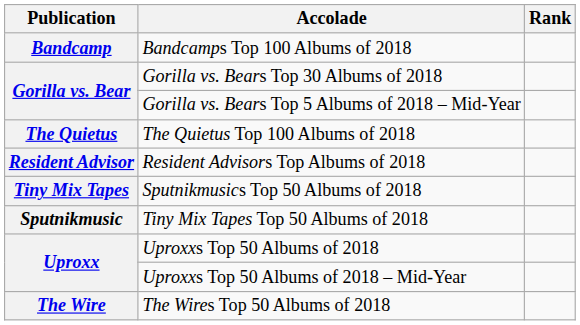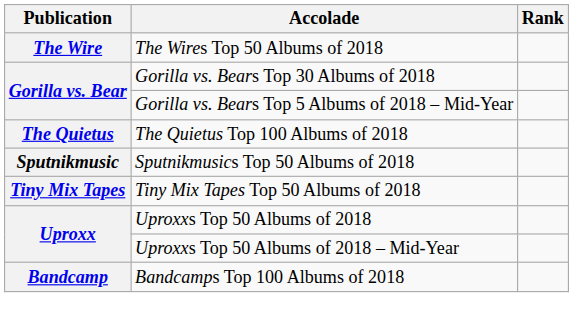rows swapped: (277, 47) <-> (266, 305)
- row: (284, 162)
(71, 190) Tiny Mix Tapes -> (68, 162) Sputnikmusic
(71, 219) Sputnikmusic -> (68, 190) Tiny Mix Tapes
